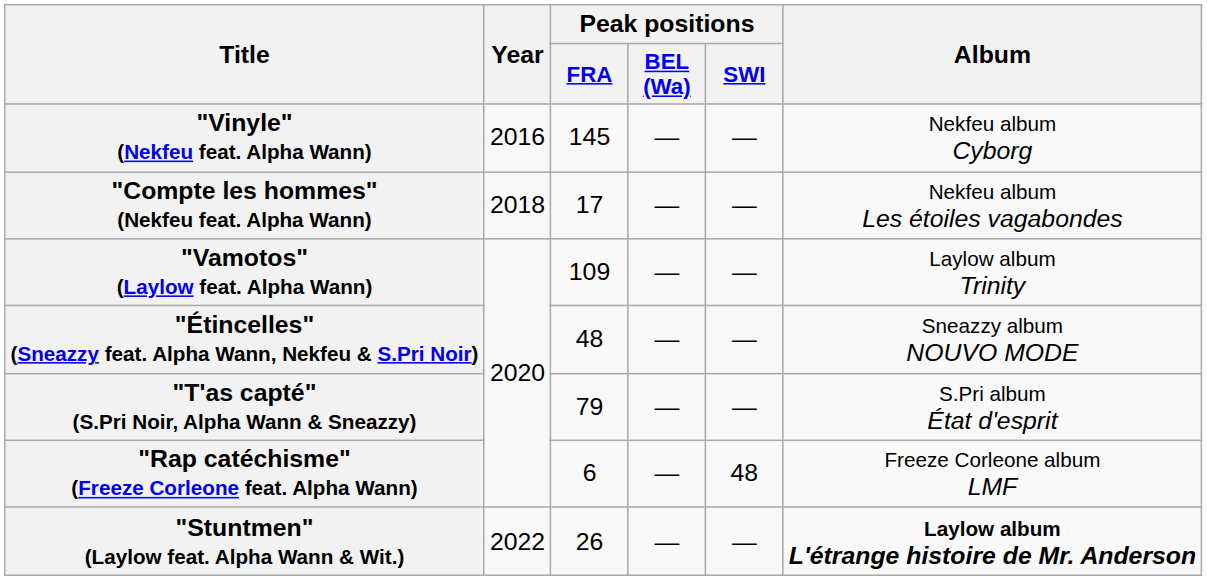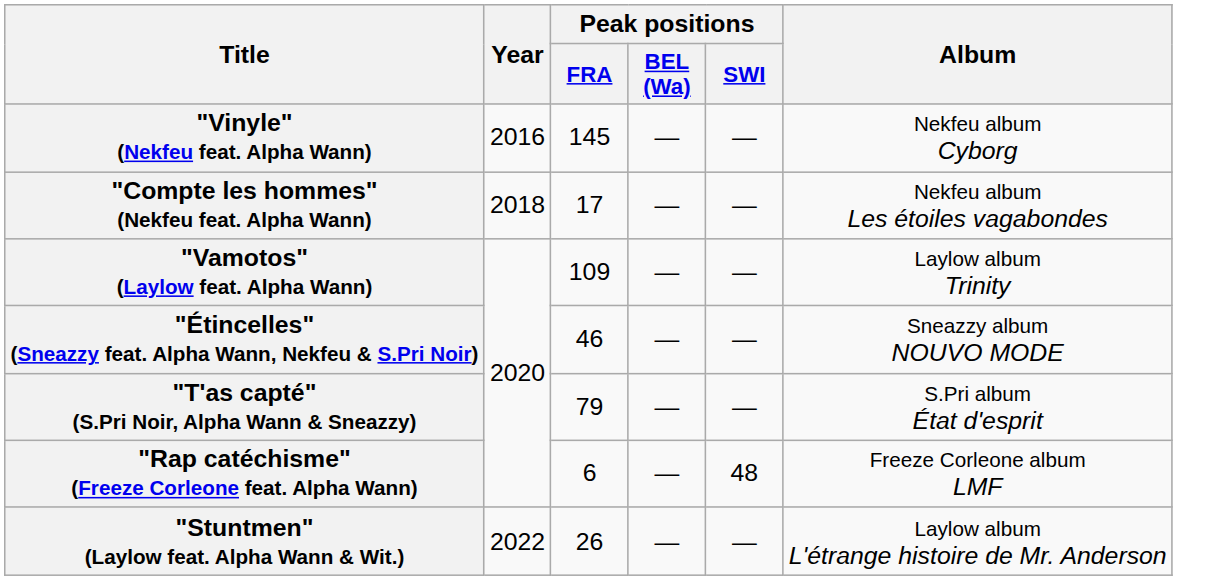(590, 339) 48 -> (590, 339) 46
(992, 540) bold -> (978, 542) normal
